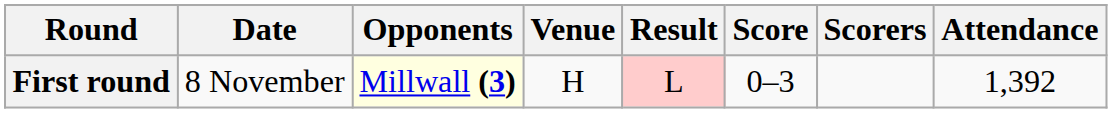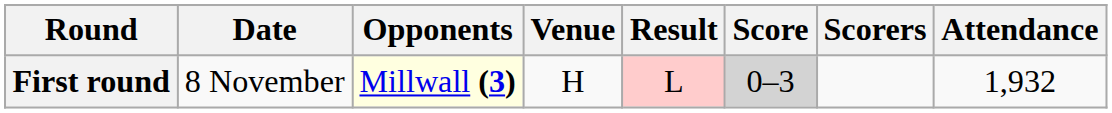(771, 81) no background -> (771, 81) lightgrey background
(1020, 81) 1,392 -> (1020, 81) 1,932
